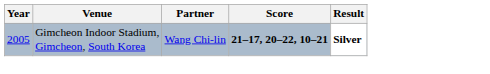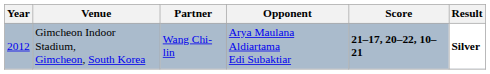+ column: (287, 14)
(18, 39) 2005 -> (18, 46) 2012
